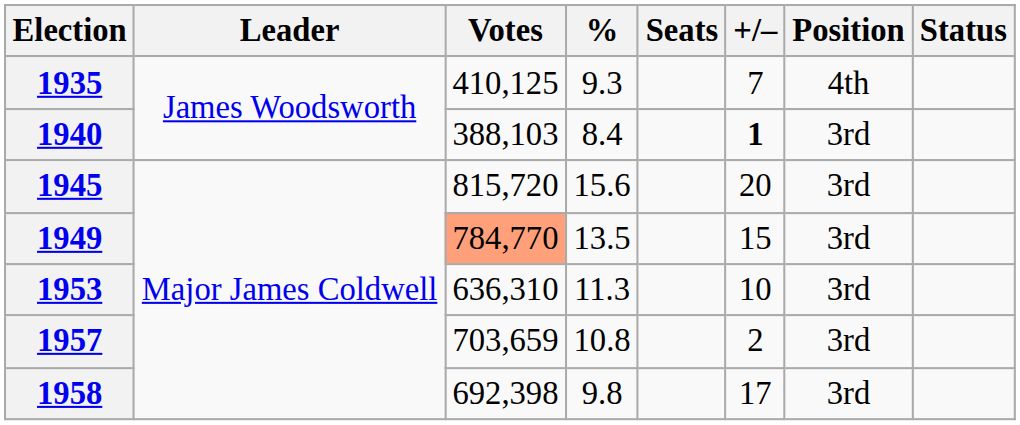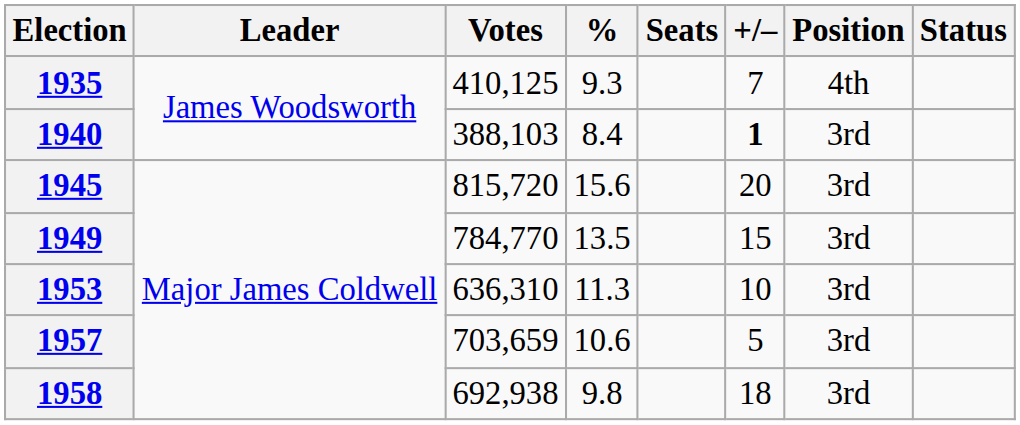(505, 237) lightsalmon background -> (505, 237) no background
(602, 340) 10.8 -> (602, 340) 10.6
(755, 340) 2 -> (755, 340) 5
(505, 392) 692,398 -> (505, 392) 692,938
(755, 392) 17 -> (755, 392) 18
